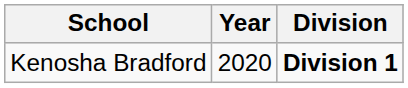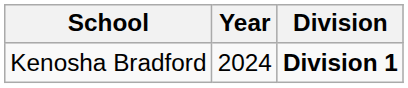(245, 62) 2020 -> (245, 62) 2024
